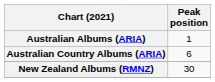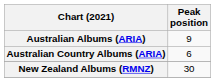(189, 38) 1 -> (189, 38) 9
